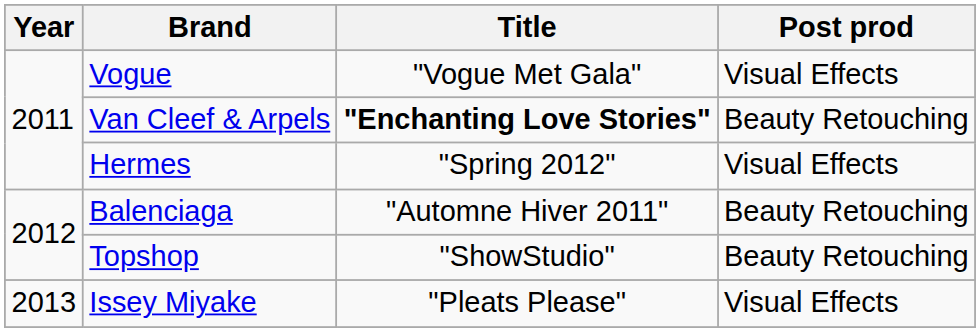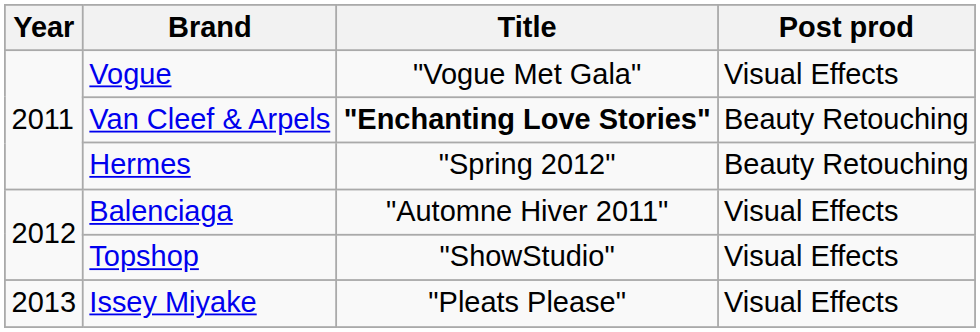(811, 165) Visual Effects -> (846, 165) Beauty Retouching
(846, 211) Beauty Retouching -> (811, 211) Visual Effects
(846, 257) Beauty Retouching -> (811, 257) Visual Effects
